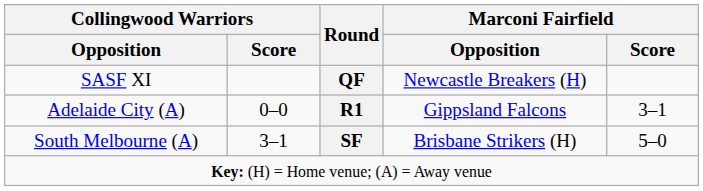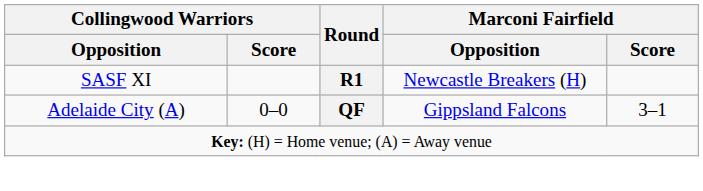(352, 79) QF -> (352, 79) R1
(352, 110) R1 -> (352, 110) QF
- row: (116, 140)
